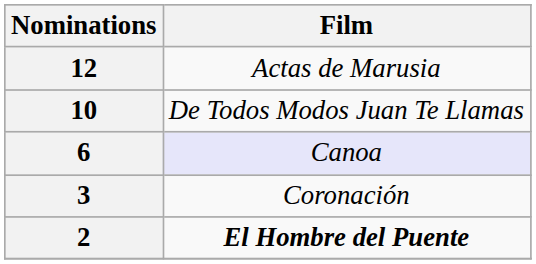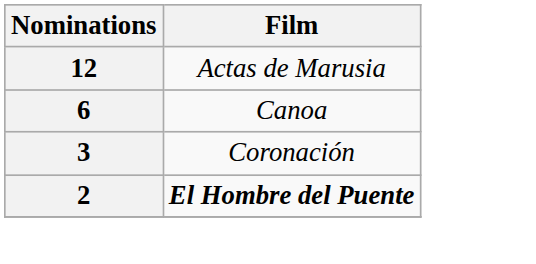- row: (84, 110)
(346, 152) lavender background -> (292, 110) no background
